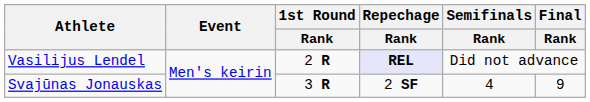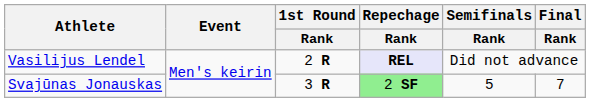(401, 86) no background -> (401, 86) lightgreen background
(489, 86) 4 -> (489, 86) 5
(560, 86) 9 -> (560, 86) 7
